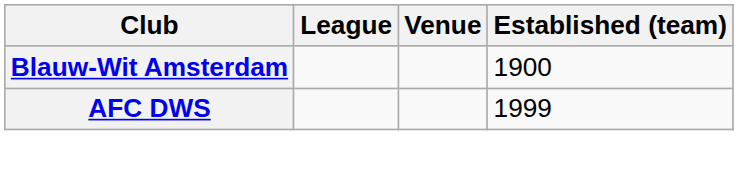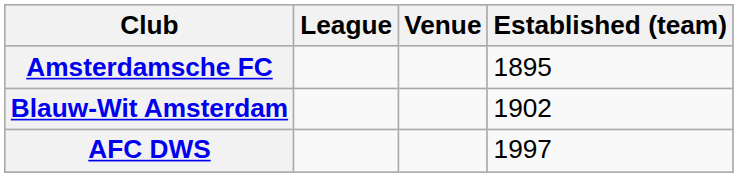+ row: (149, 66)
(523, 66) 1900 -> (523, 108) 1902
(523, 108) 1999 -> (523, 150) 1997
